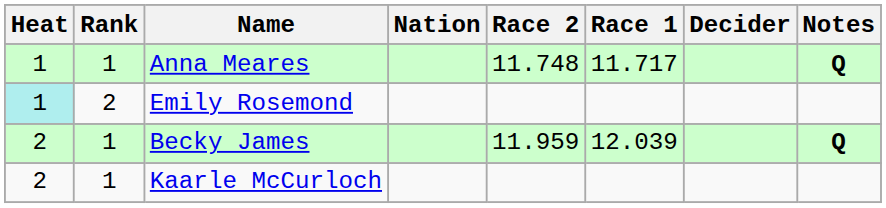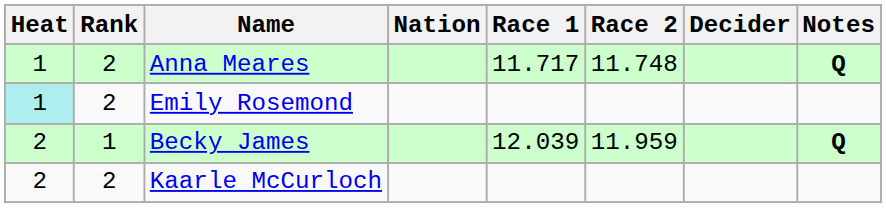columns swapped: (634, 25) <-> (536, 25)
(109, 64) 1 -> (109, 64) 2
(109, 182) 1 -> (109, 182) 2
